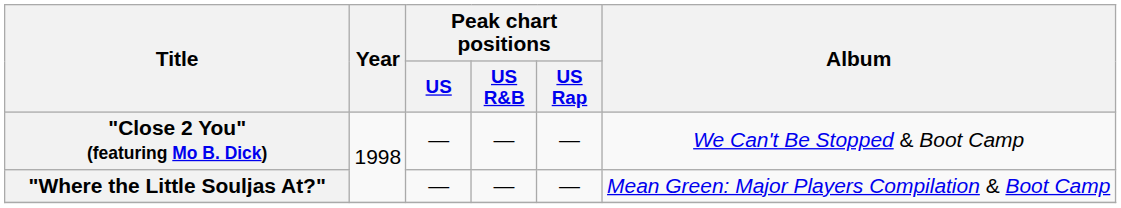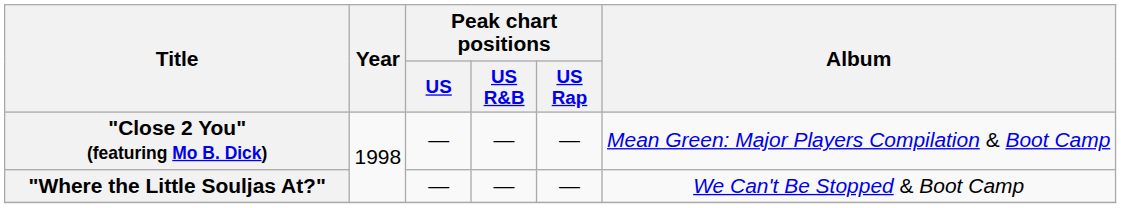(859, 140) We Can't Be Stopped & Boot Camp -> (859, 140) Mean Green: Major Players Compilation & Boot Camp
(859, 185) Mean Green: Major Players Compilation & Boot Camp -> (859, 185) We Can't Be Stopped & Boot Camp
